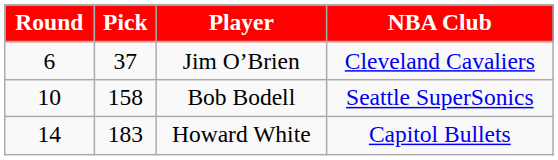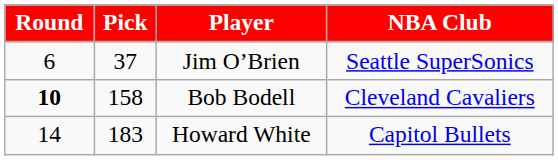(440, 60) Cleveland Cavaliers -> (440, 60) Seattle SuperSonics
(49, 97) normal -> (49, 97) bold
(440, 97) Seattle SuperSonics -> (440, 97) Cleveland Cavaliers
